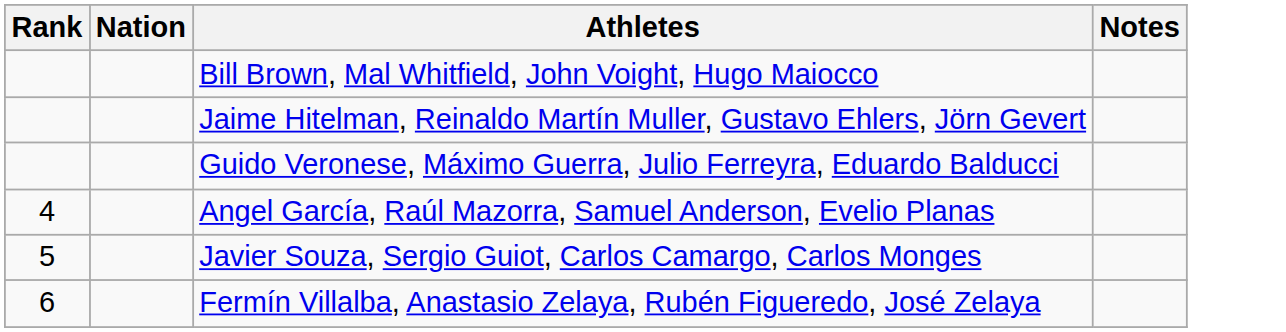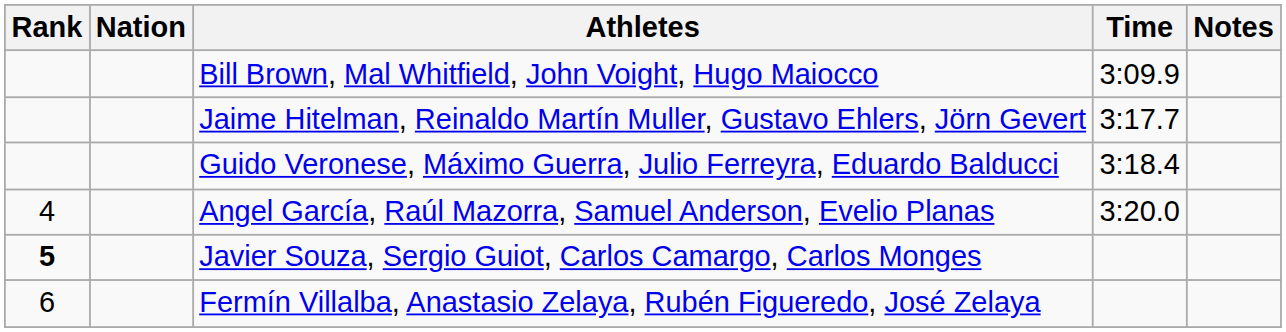+ column: (1140, 27)
(47, 257) normal -> (47, 257) bold
